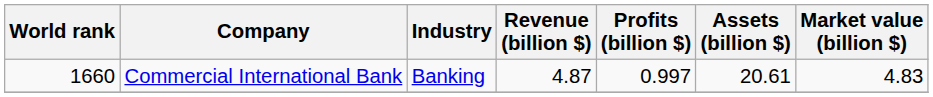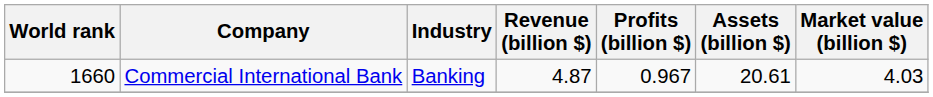(666, 75) 0.997 -> (666, 75) 0.967
(904, 75) 4.83 -> (904, 75) 4.03
